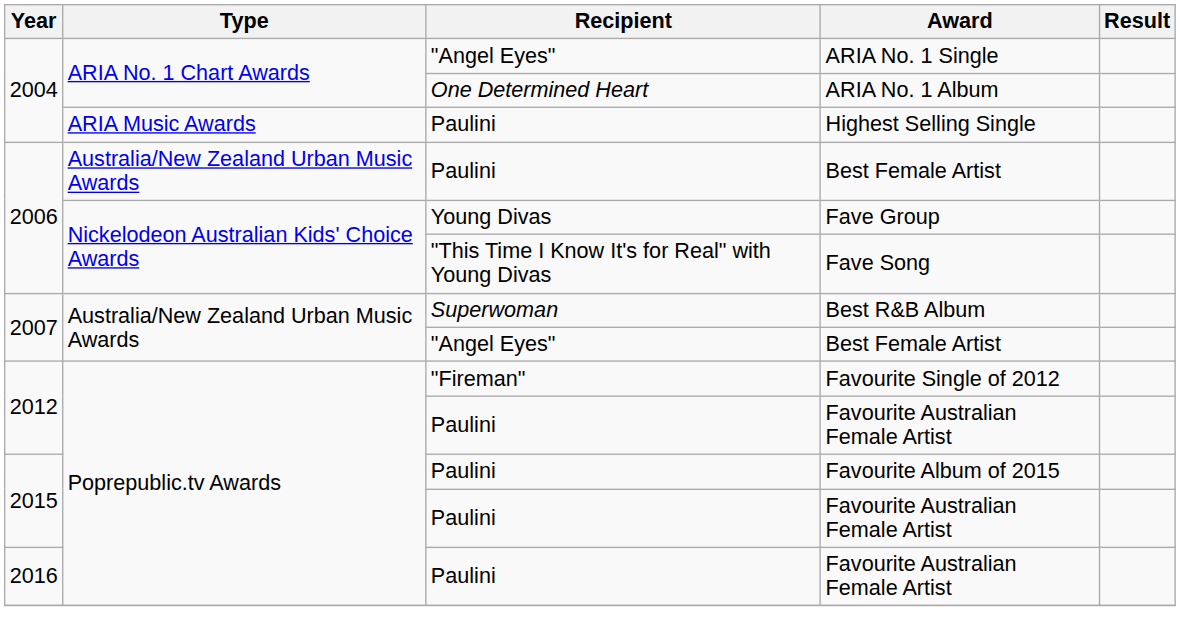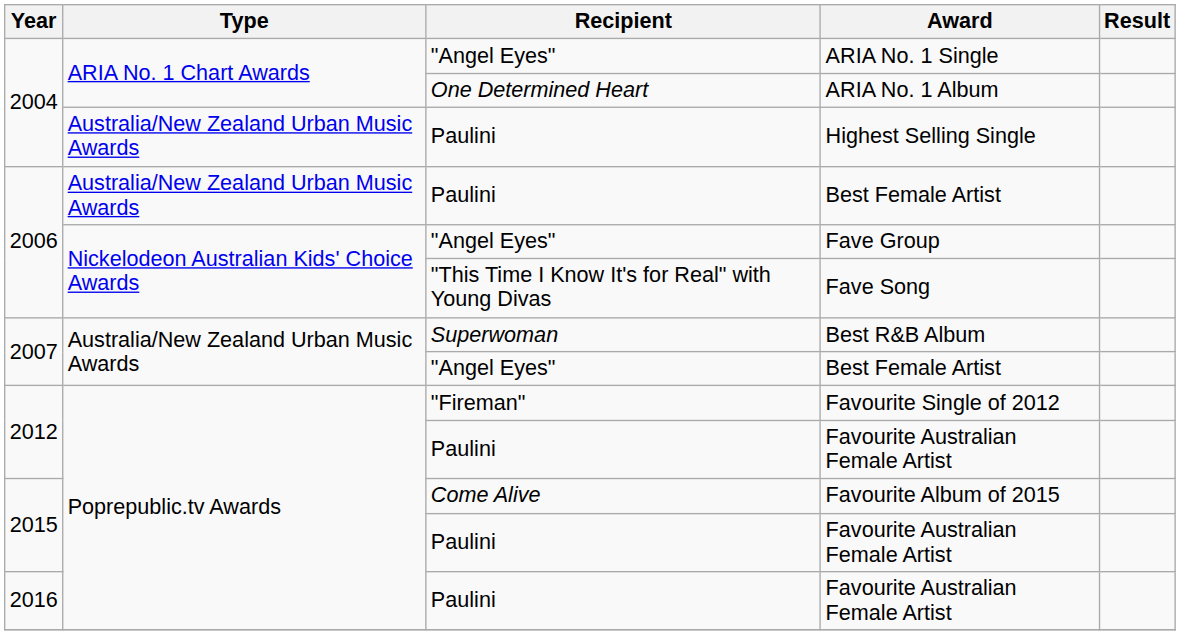(162, 124) ARIA Music Awards -> (240, 136) Australia/New Zealand Urban Music Awards
(491, 217) Young Divas -> (493, 241) "Angel Eyes"
(463, 471) Paulini -> (486, 495) Come Alive
